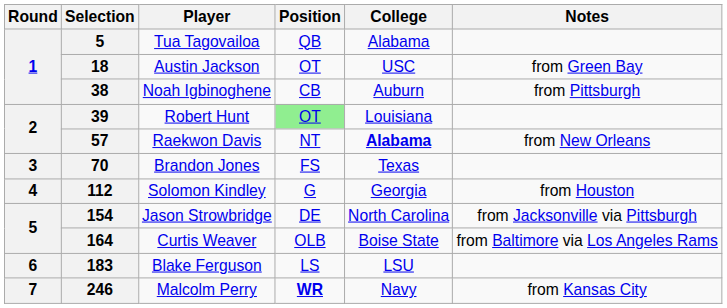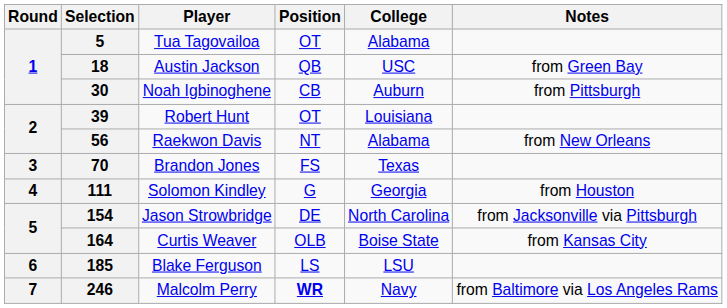(310, 41) QB -> (310, 41) OT
(310, 66) OT -> (310, 66) QB
(100, 91) 38 -> (100, 91) 30
(310, 116) lightgreen background -> (310, 116) no background
(100, 141) 57 -> (100, 141) 56
(399, 141) bold -> (399, 141) normal
(100, 191) 112 -> (100, 191) 111
(587, 240) from Baltimore via Los Angeles Rams -> (587, 240) from Kansas City
(100, 265) 183 -> (100, 265) 185
(587, 290) from Kansas City -> (587, 290) from Baltimore via Los Angeles Rams
